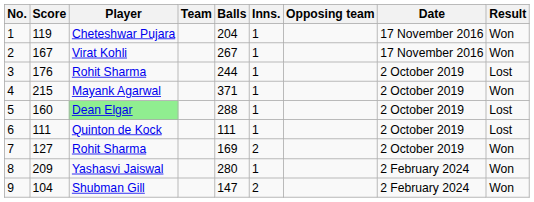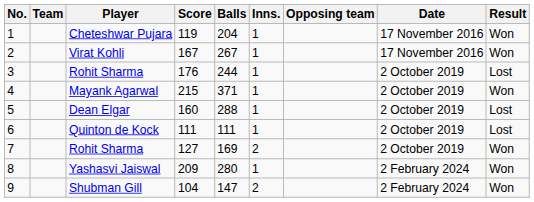columns swapped: (49, 14) <-> (196, 14)
(102, 110) lightgreen background -> (99, 110) no background
